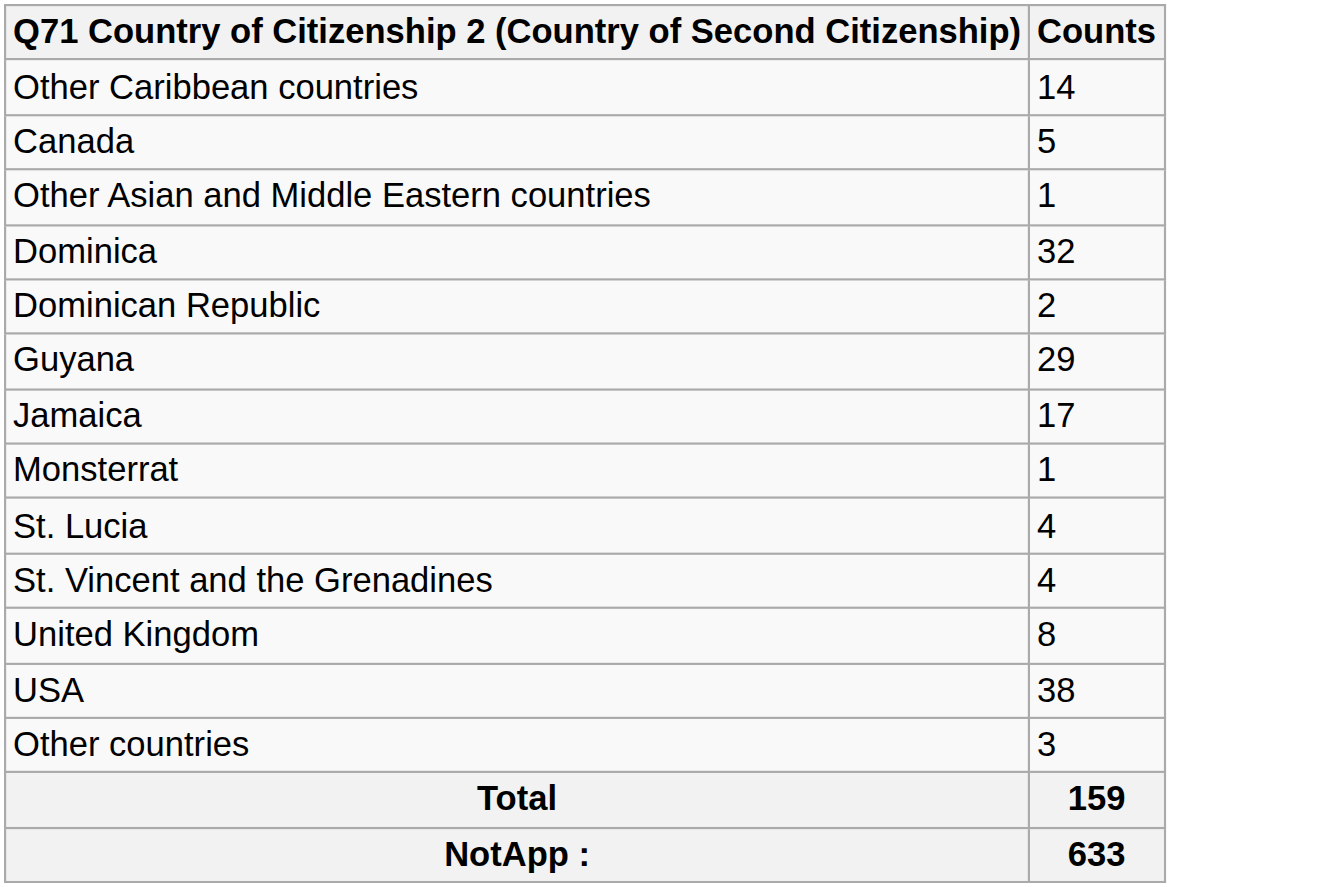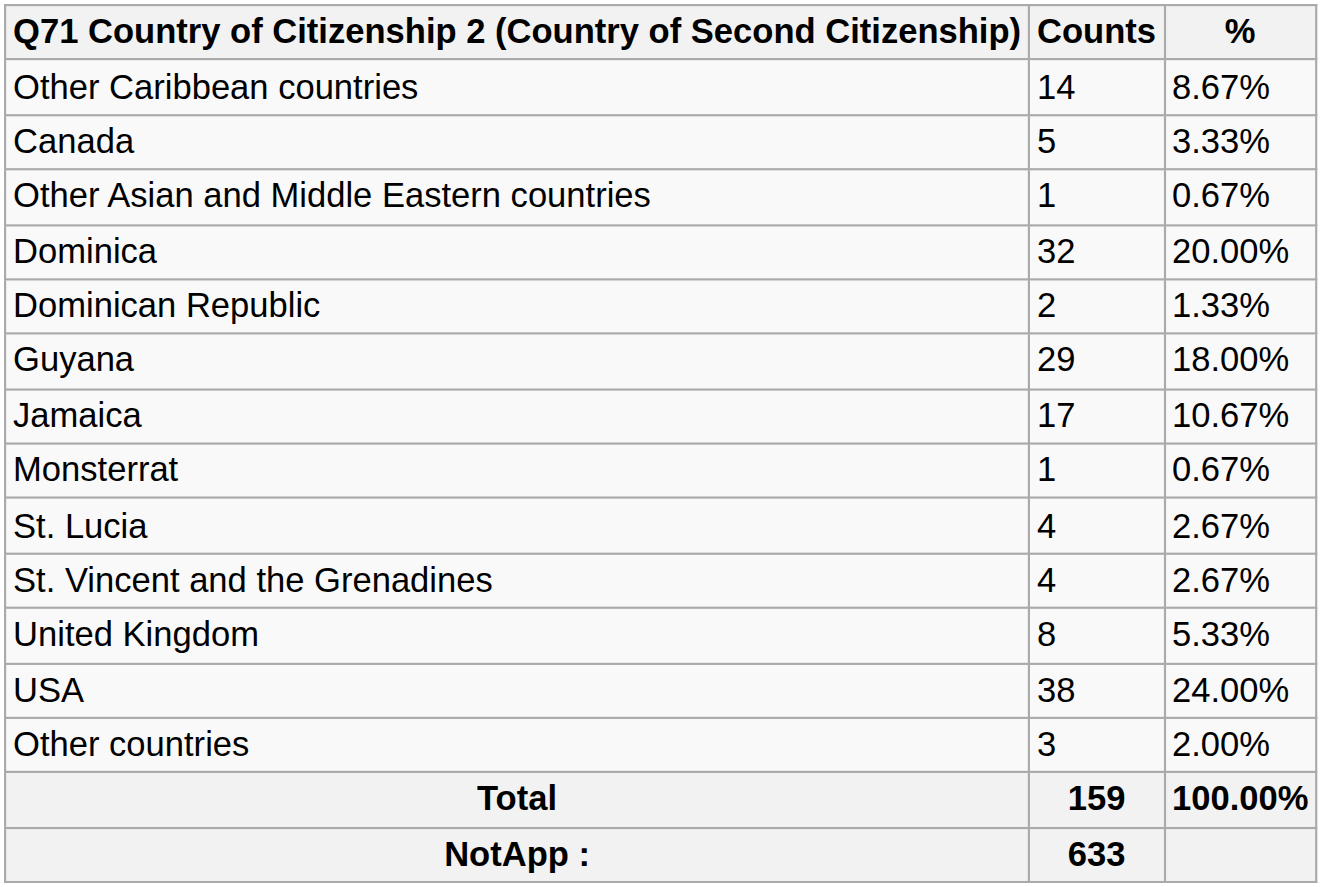+ column: (1240, 31)
